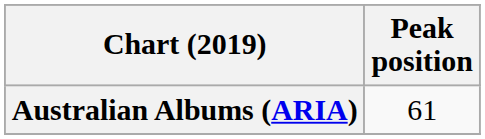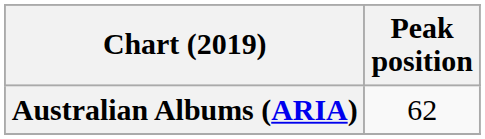(422, 109) 61 -> (422, 109) 62
